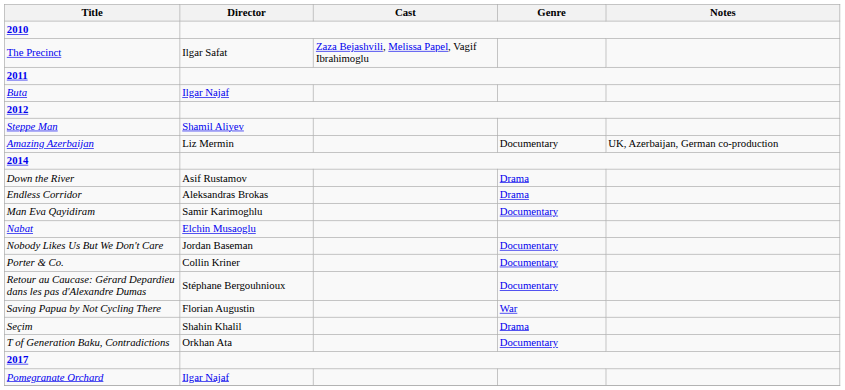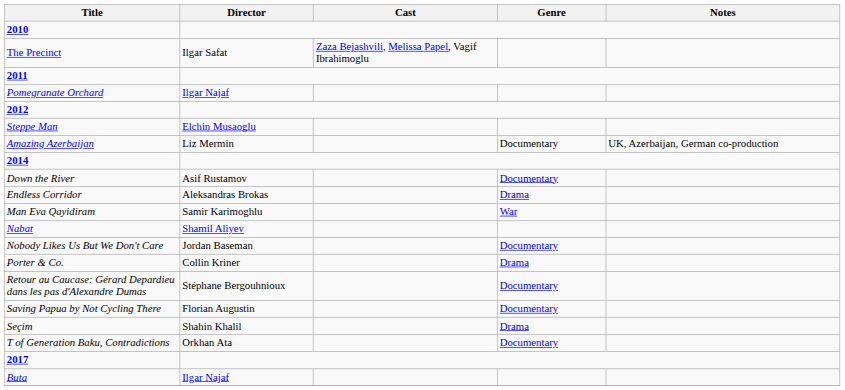rows swapped: (17, 93) <-> (55, 377)
(213, 127) Shamil Aliyev -> (219, 127) Elchin Musaoglu
(514, 178) Drama -> (529, 178) Documentary
(529, 212) Documentary -> (509, 212) War
(219, 229) Elchin Musaoglu -> (213, 229) Shamil Aliyev
(529, 263) Documentary -> (514, 263) Drama
(509, 309) War -> (529, 309) Documentary
